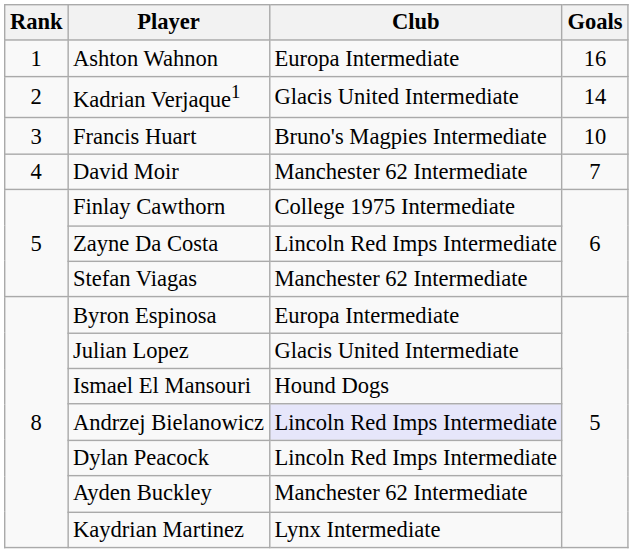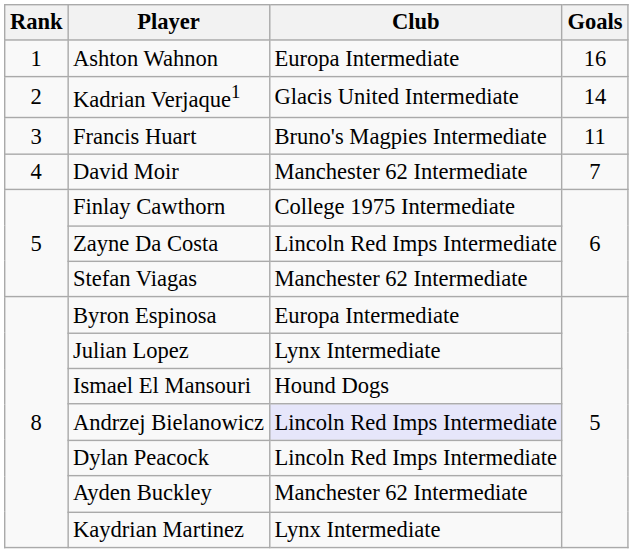(595, 135) 10 -> (595, 135) 11
(397, 350) Glacis United Intermediate -> (357, 350) Lynx Intermediate
